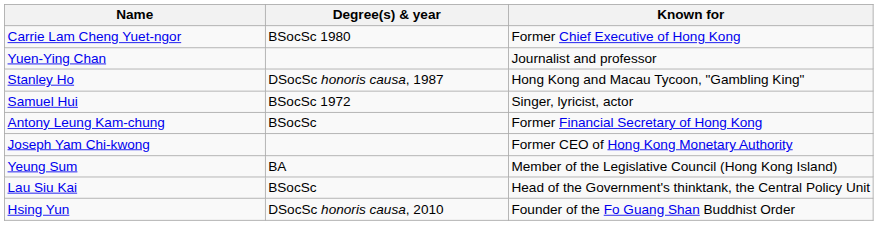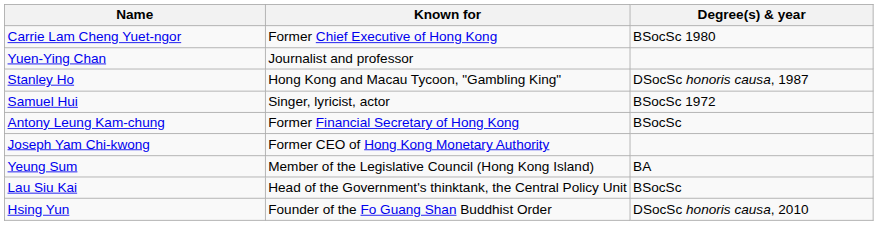columns swapped: (691, 15) <-> (387, 15)
